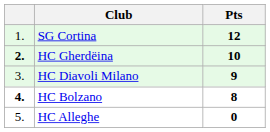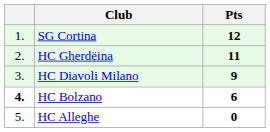(20, 55) bold -> (20, 55) normal
(234, 55) 10 -> (234, 55) 11
(234, 96) 8 -> (234, 96) 6
